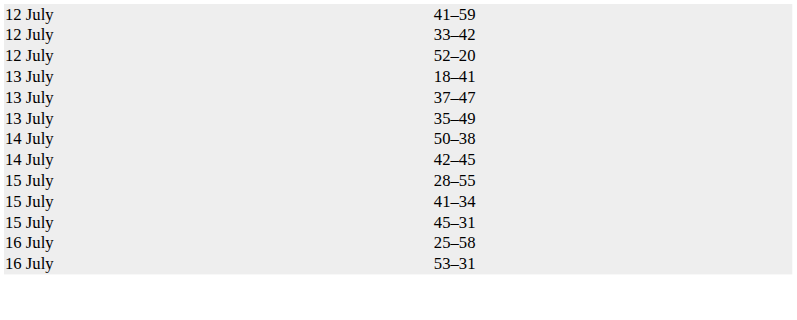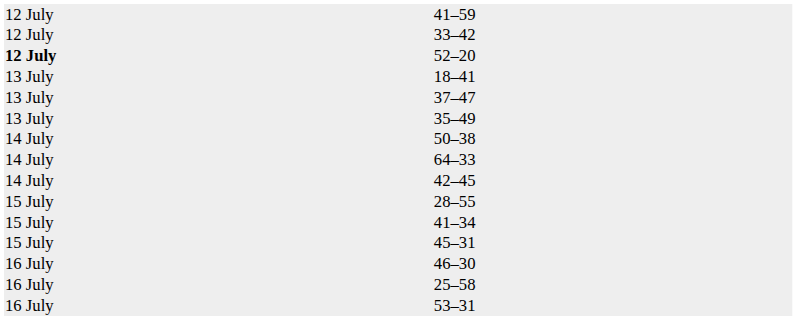(29, 55) normal -> (31, 55) bold
+ row: (455, 159)
+ row: (455, 263)
